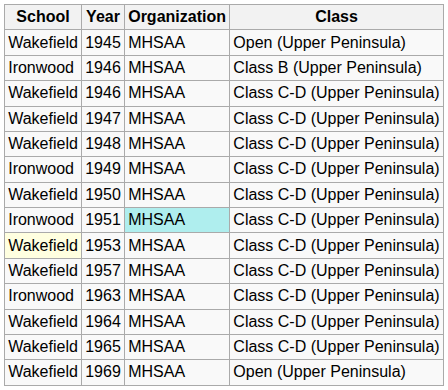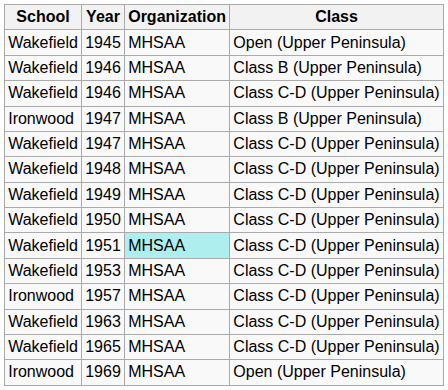(41, 67) Ironwood -> (43, 67) Wakefield
+ row: (103, 118)
(41, 169) Ironwood -> (43, 194) Wakefield
(41, 220) Ironwood -> (43, 245) Wakefield
(43, 245) lightyellow background -> (43, 270) no background
(43, 270) Wakefield -> (41, 296) Ironwood
(41, 296) Ironwood -> (43, 321) Wakefield
- row: (103, 321)
(43, 372) Wakefield -> (41, 372) Ironwood
